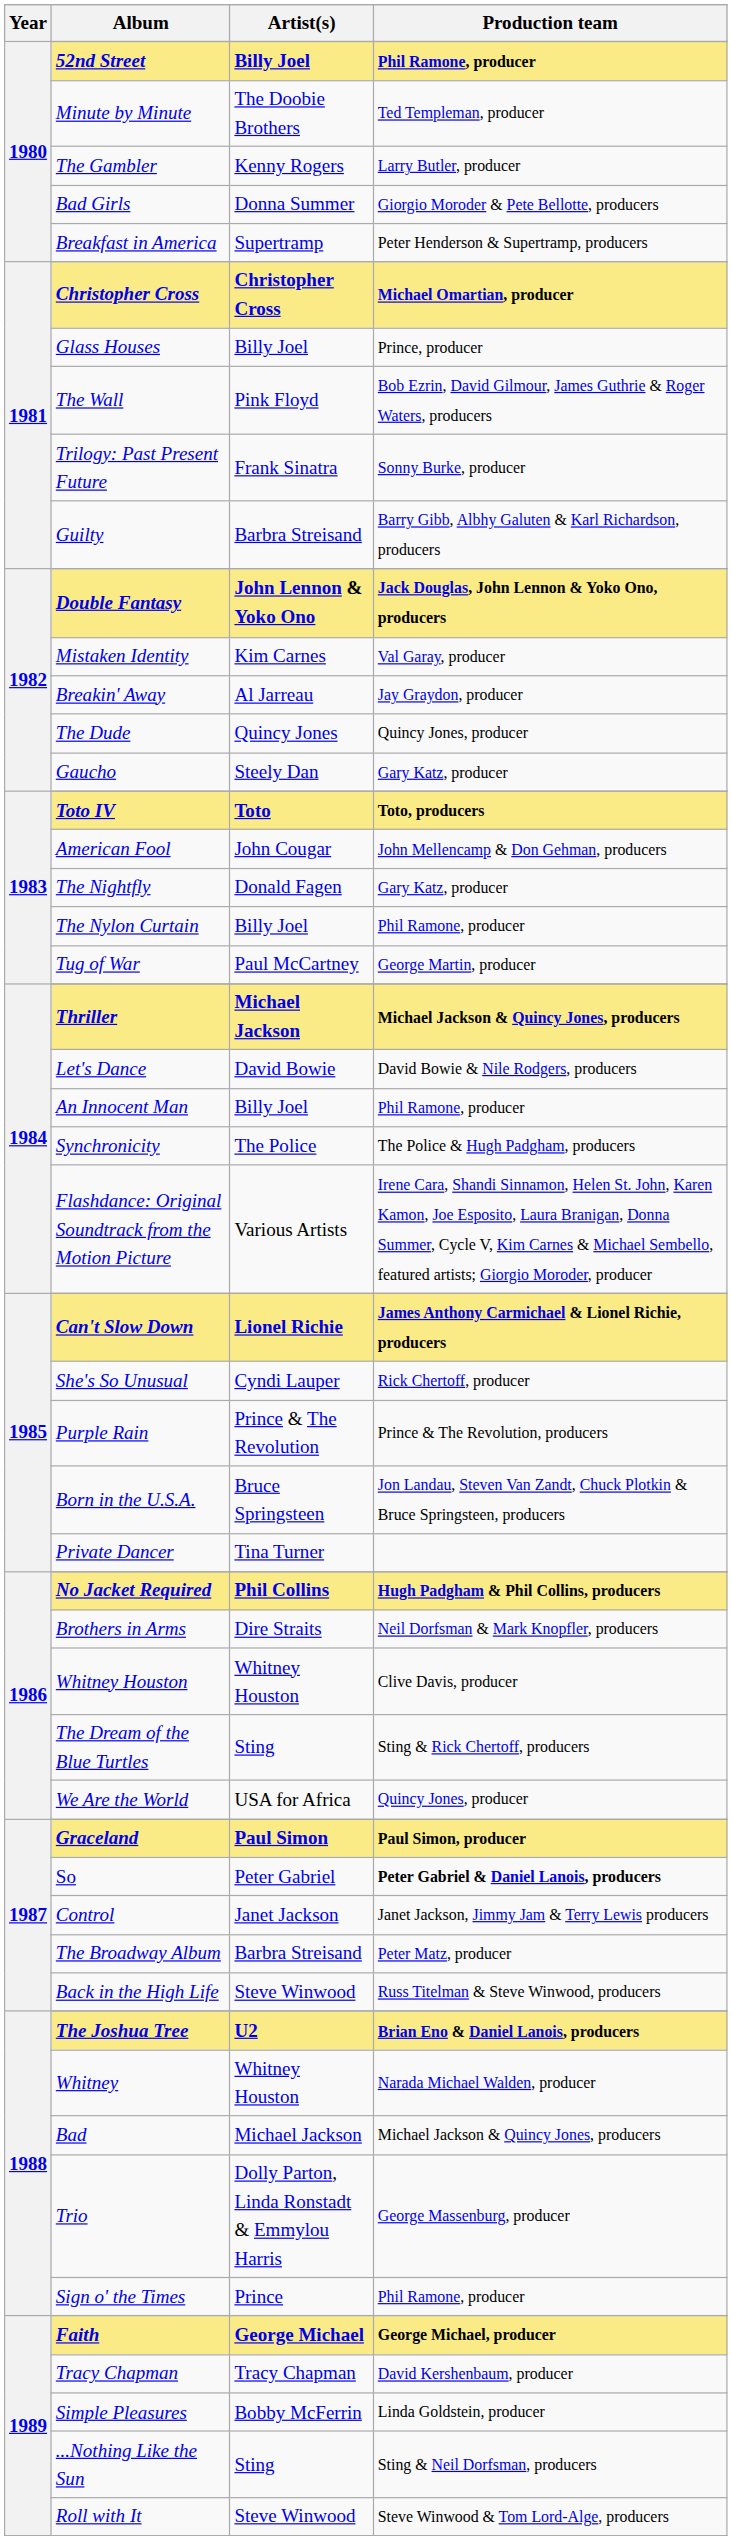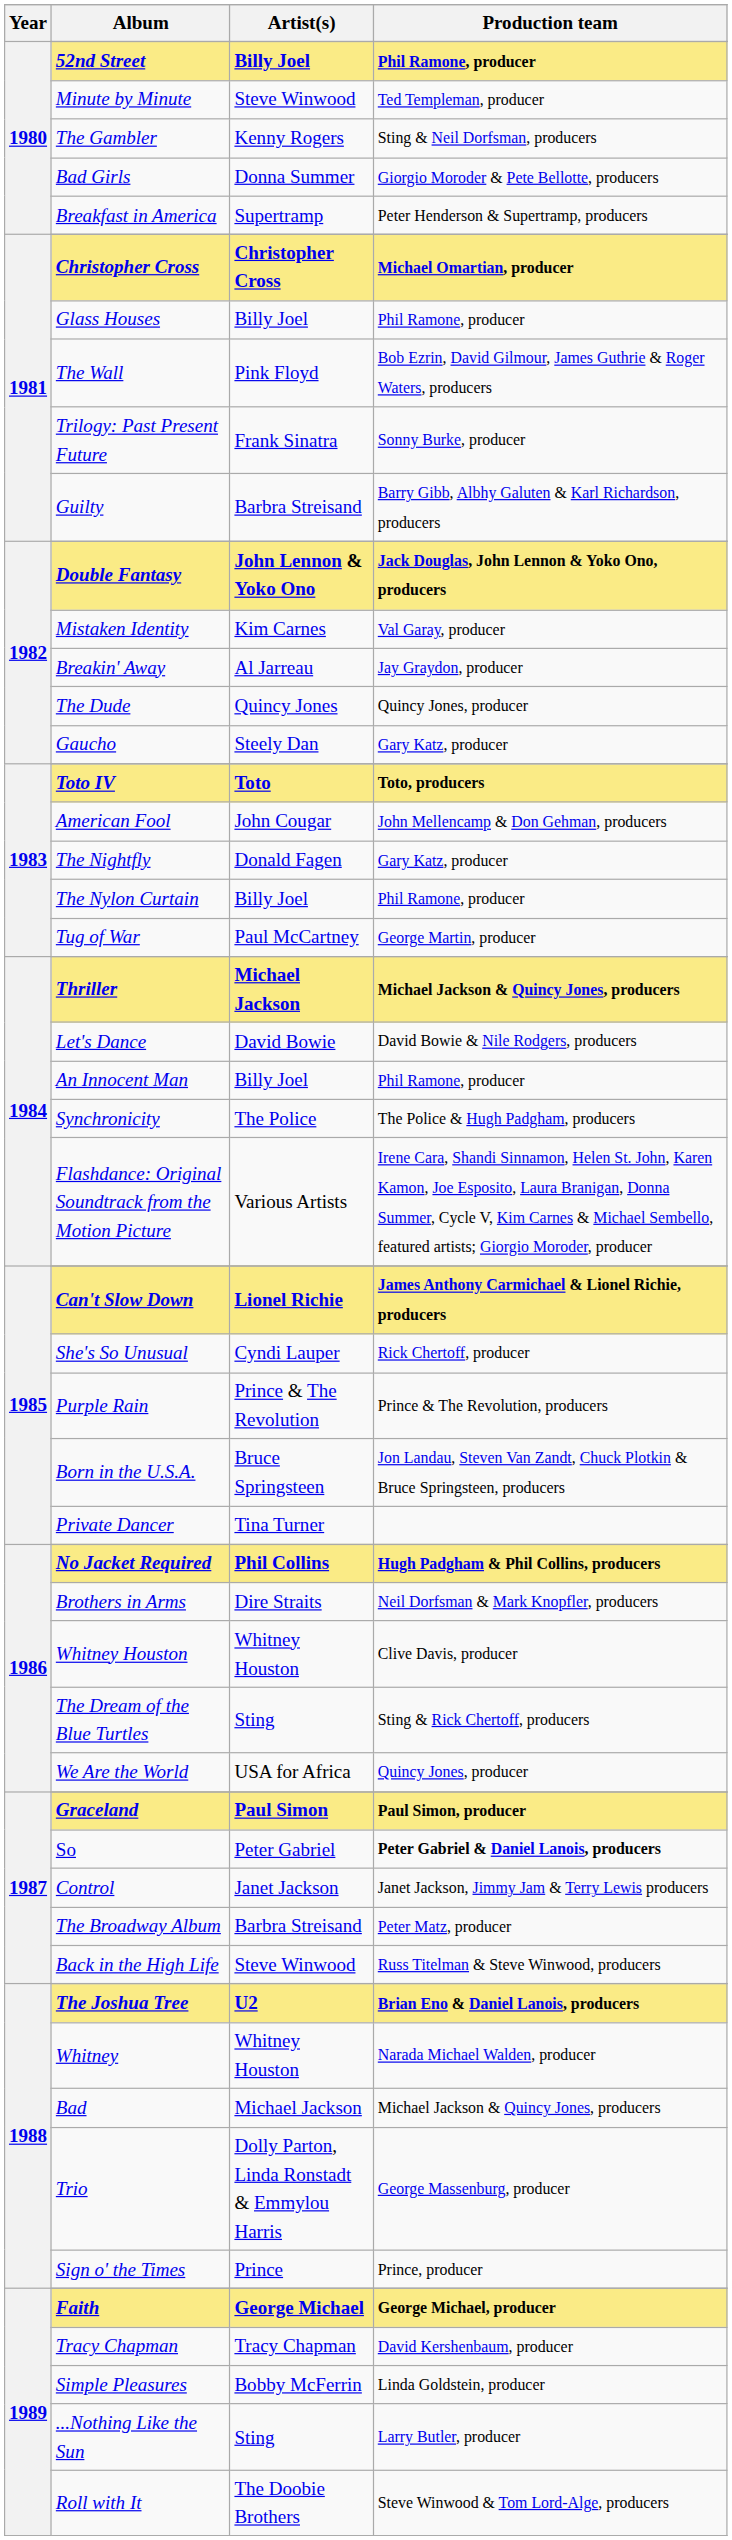(280, 113) The Doobie Brothers -> (295, 99) Steve Winwood
(449, 166) Larry Butler, producer -> (487, 138) Sting & Neil Dorfsman, producers
(430, 347) Prince, producer -> (451, 320) Phil Ramone, producer
(451, 2297) Phil Ramone, producer -> (430, 2269) Prince, producer
(487, 2464) Sting & Neil Dorfsman, producers -> (449, 2437) Larry Butler, producer
(295, 2516) Steve Winwood -> (280, 2502) The Doobie Brothers
